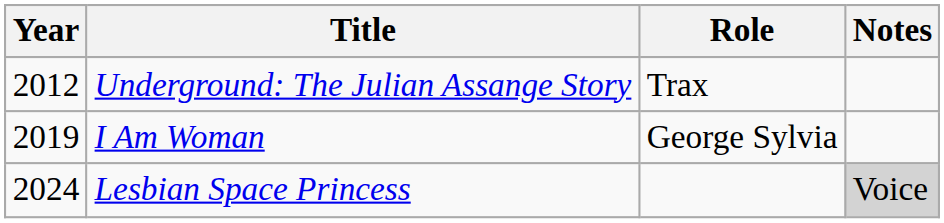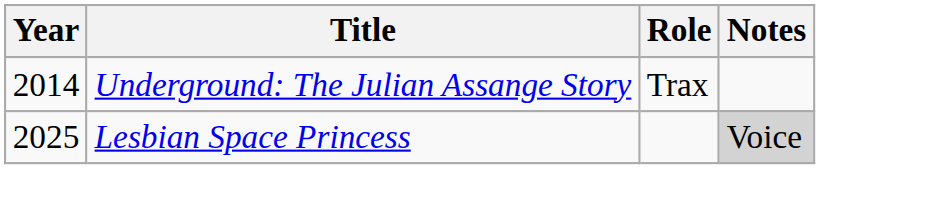(46, 83) 2012 -> (46, 83) 2014
- row: (180, 136)
(46, 189) 2024 -> (46, 136) 2025
